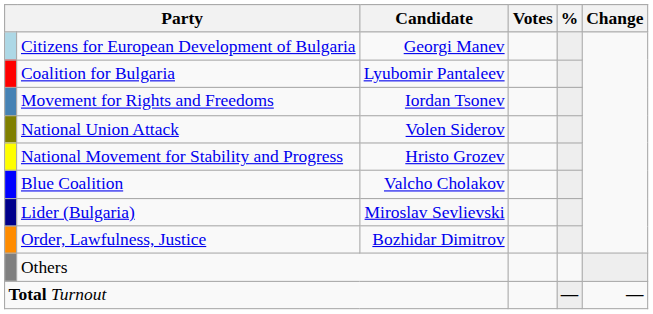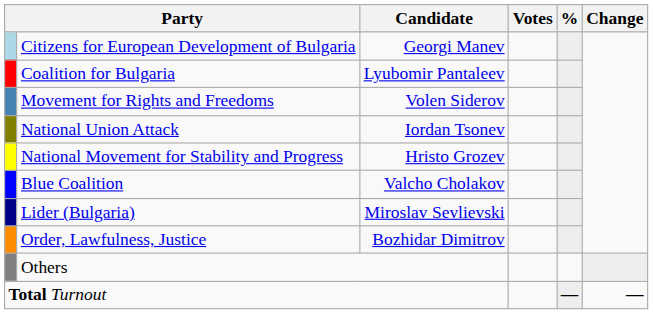(455, 101) Iordan Tsonev -> (455, 101) Volen Siderov
(455, 128) Volen Siderov -> (455, 128) Iordan Tsonev
